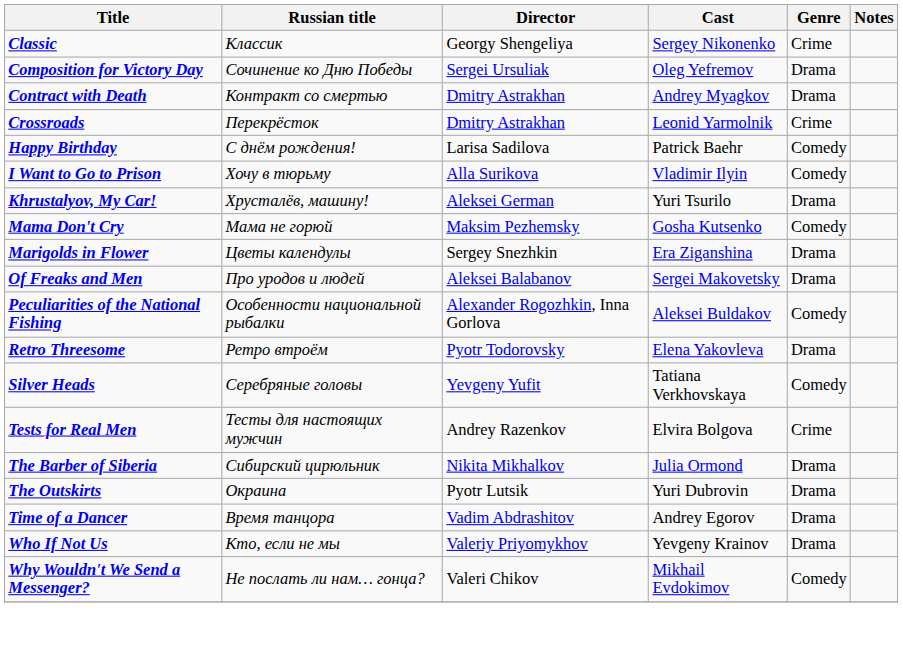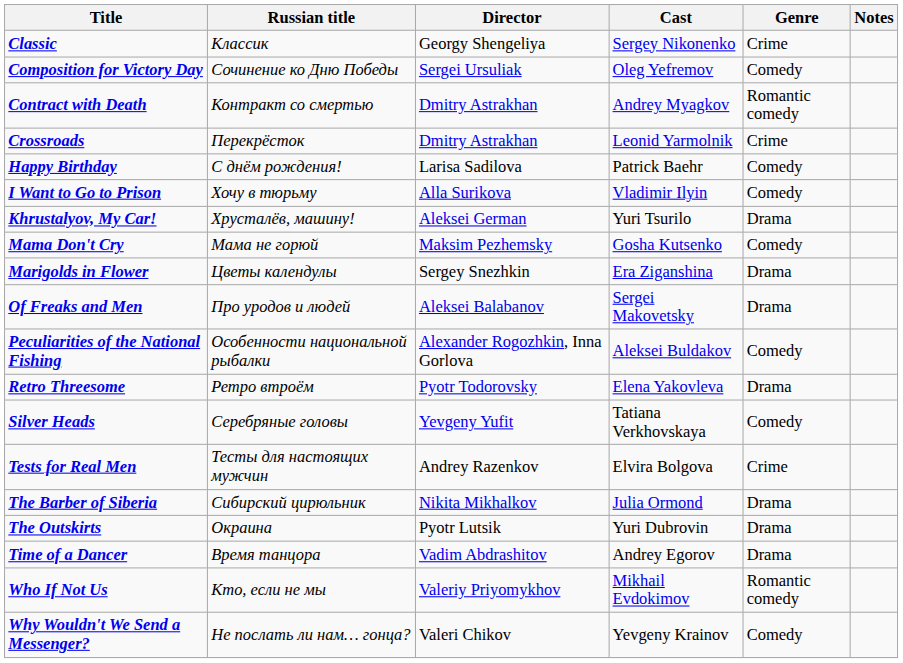(813, 69) Drama -> (775, 69) Comedy
(813, 95) Drama -> (779, 105) Romantic comedy
(710, 543) Yevgeny Krainov -> (651, 589) Mikhail Evdokimov
(813, 543) Drama -> (779, 589) Romantic comedy
(691, 579) Mikhail Evdokimov -> (671, 634) Yevgeny Krainov
